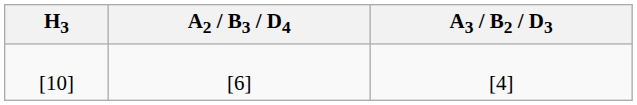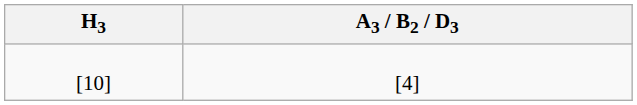- column: (239, 23)
